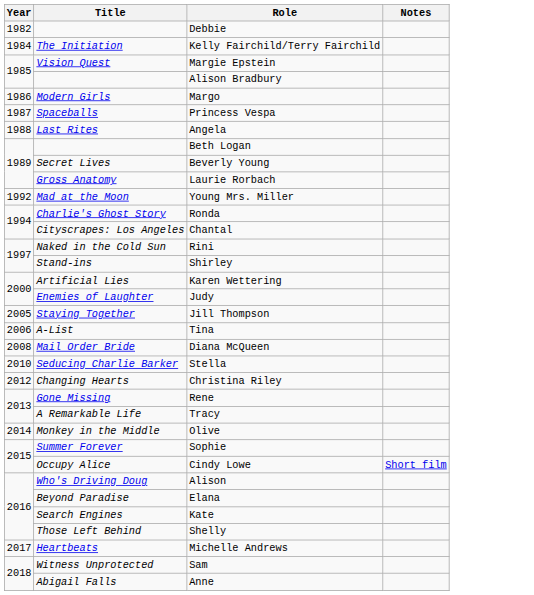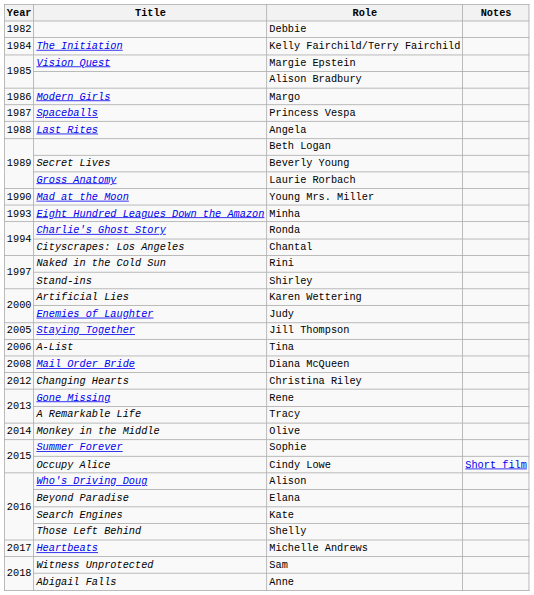(19, 197) 1992 -> (19, 197) 1990
+ row: (285, 214)
- row: (208, 364)
